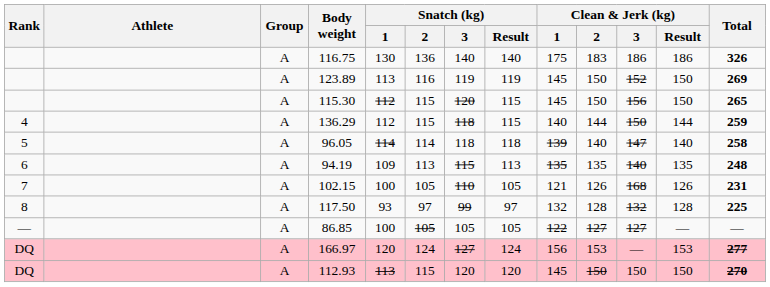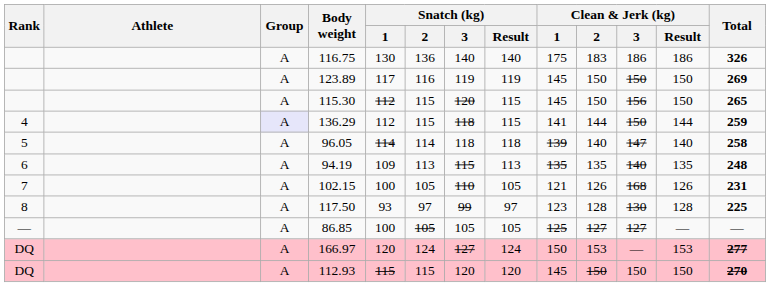(385, 79) 113 -> (385, 79) 117
(636, 79) 152 -> (636, 79) 150
(285, 121) no background -> (285, 121) lavender background
(557, 121) 140 -> (557, 121) 141
(557, 206) 132 -> (557, 206) 123
(636, 206) 132 -> (636, 206) 130
(557, 228) 122 -> (557, 228) 125
(557, 249) 156 -> (557, 249) 150
(385, 270) 113 -> (385, 270) 115
